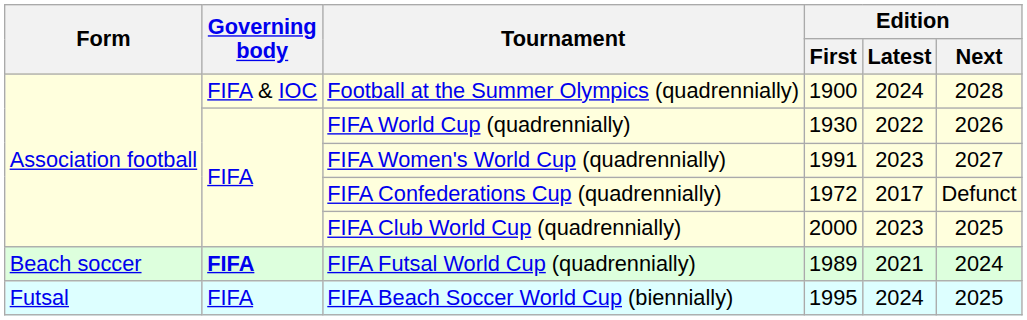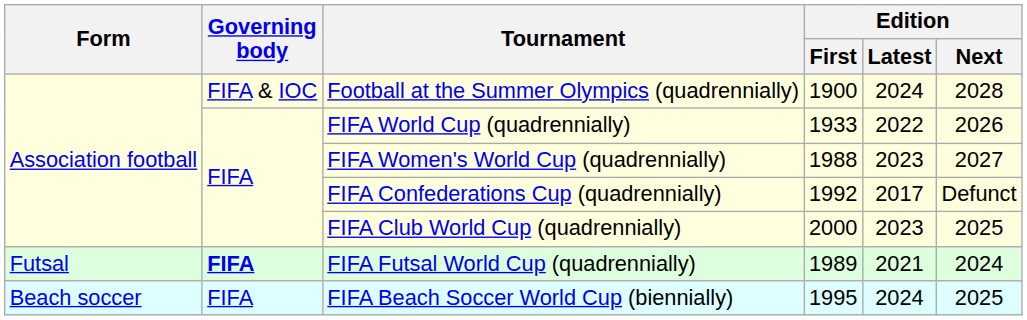(833, 125) 1930 -> (833, 125) 1933
(833, 159) 1991 -> (833, 159) 1988
(833, 194) 1972 -> (833, 194) 1992
(76, 263) Beach soccer -> (39, 263) Futsal
(39, 297) Futsal -> (76, 297) Beach soccer
